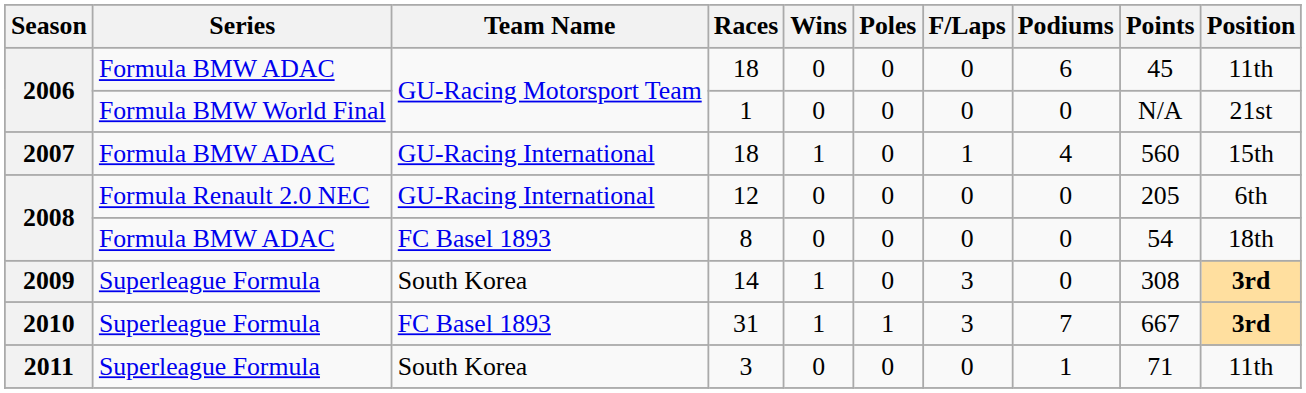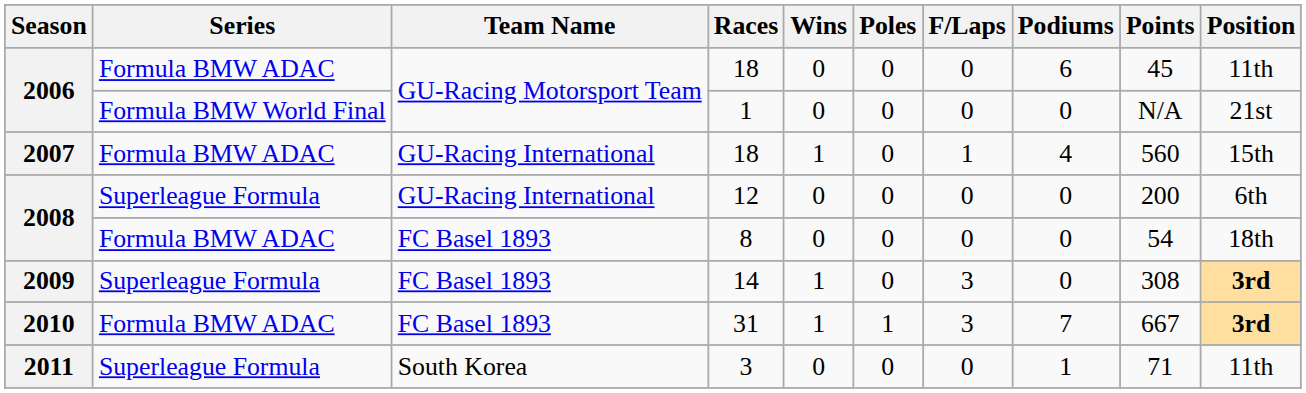(234, 196) Formula Renault 2.0 NEC -> (209, 196) Superleague Formula
(1160, 196) 205 -> (1160, 196) 200
(463, 281) South Korea -> (474, 281) FC Basel 1893
(209, 323) Superleague Formula -> (217, 323) Formula BMW ADAC
